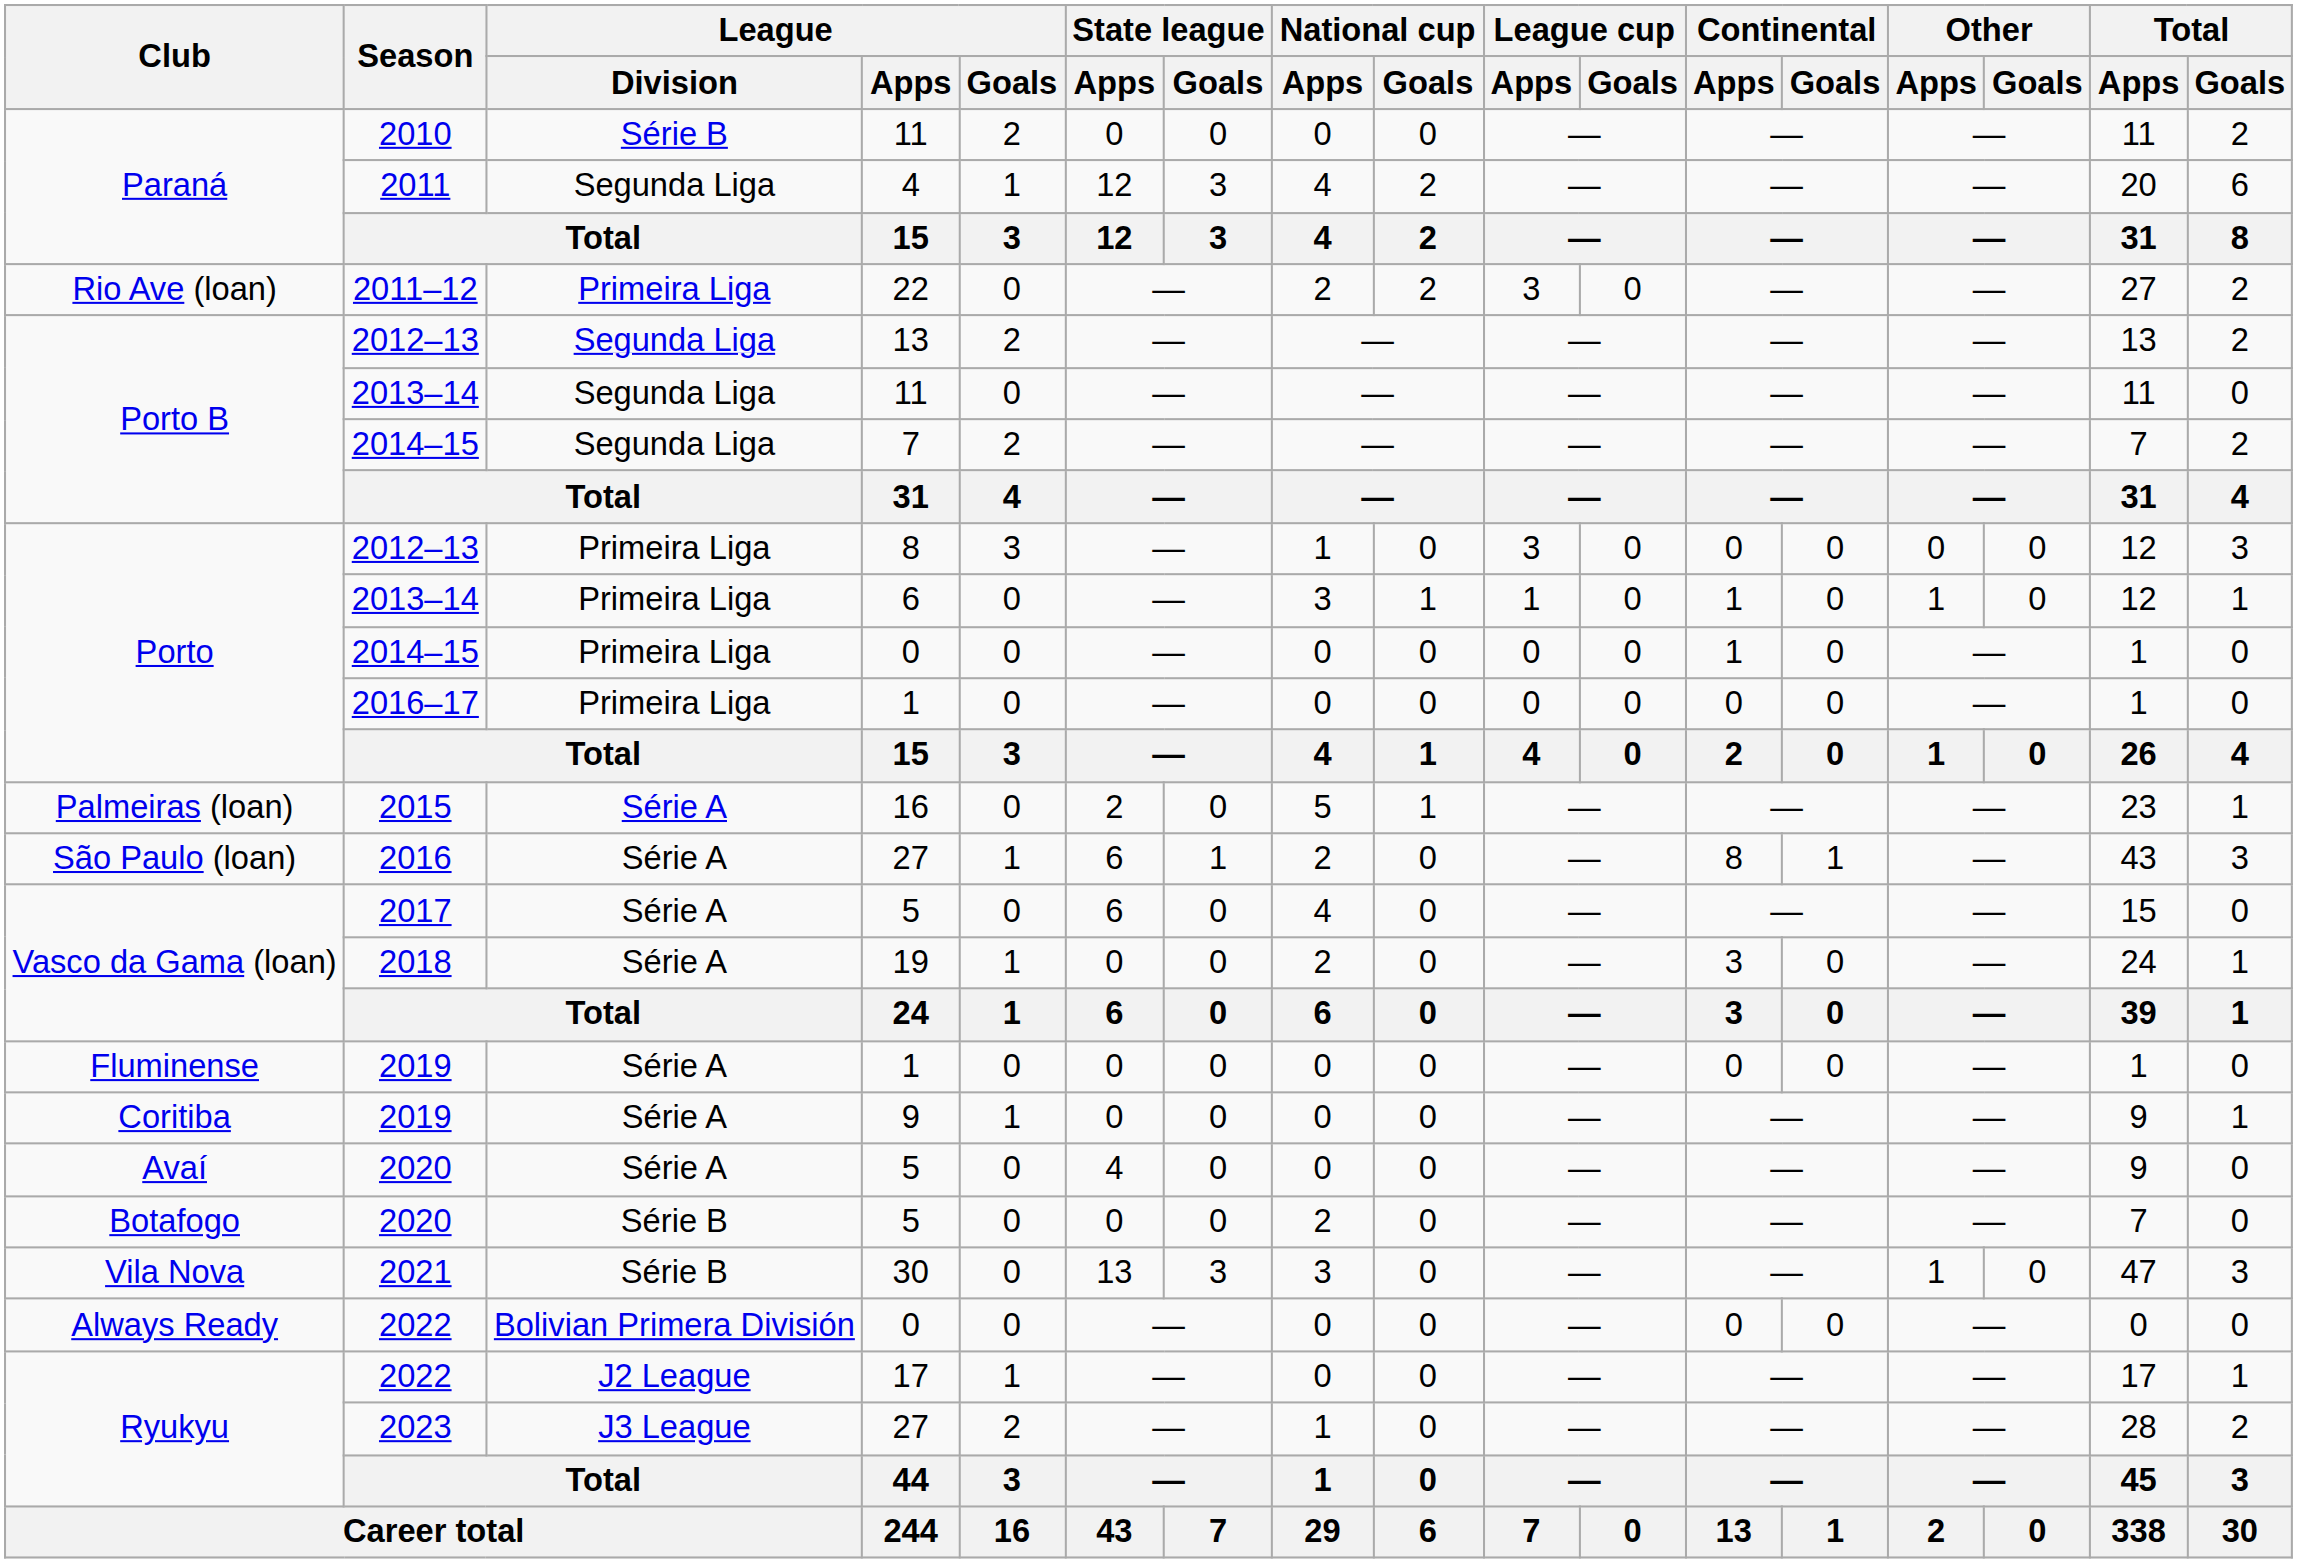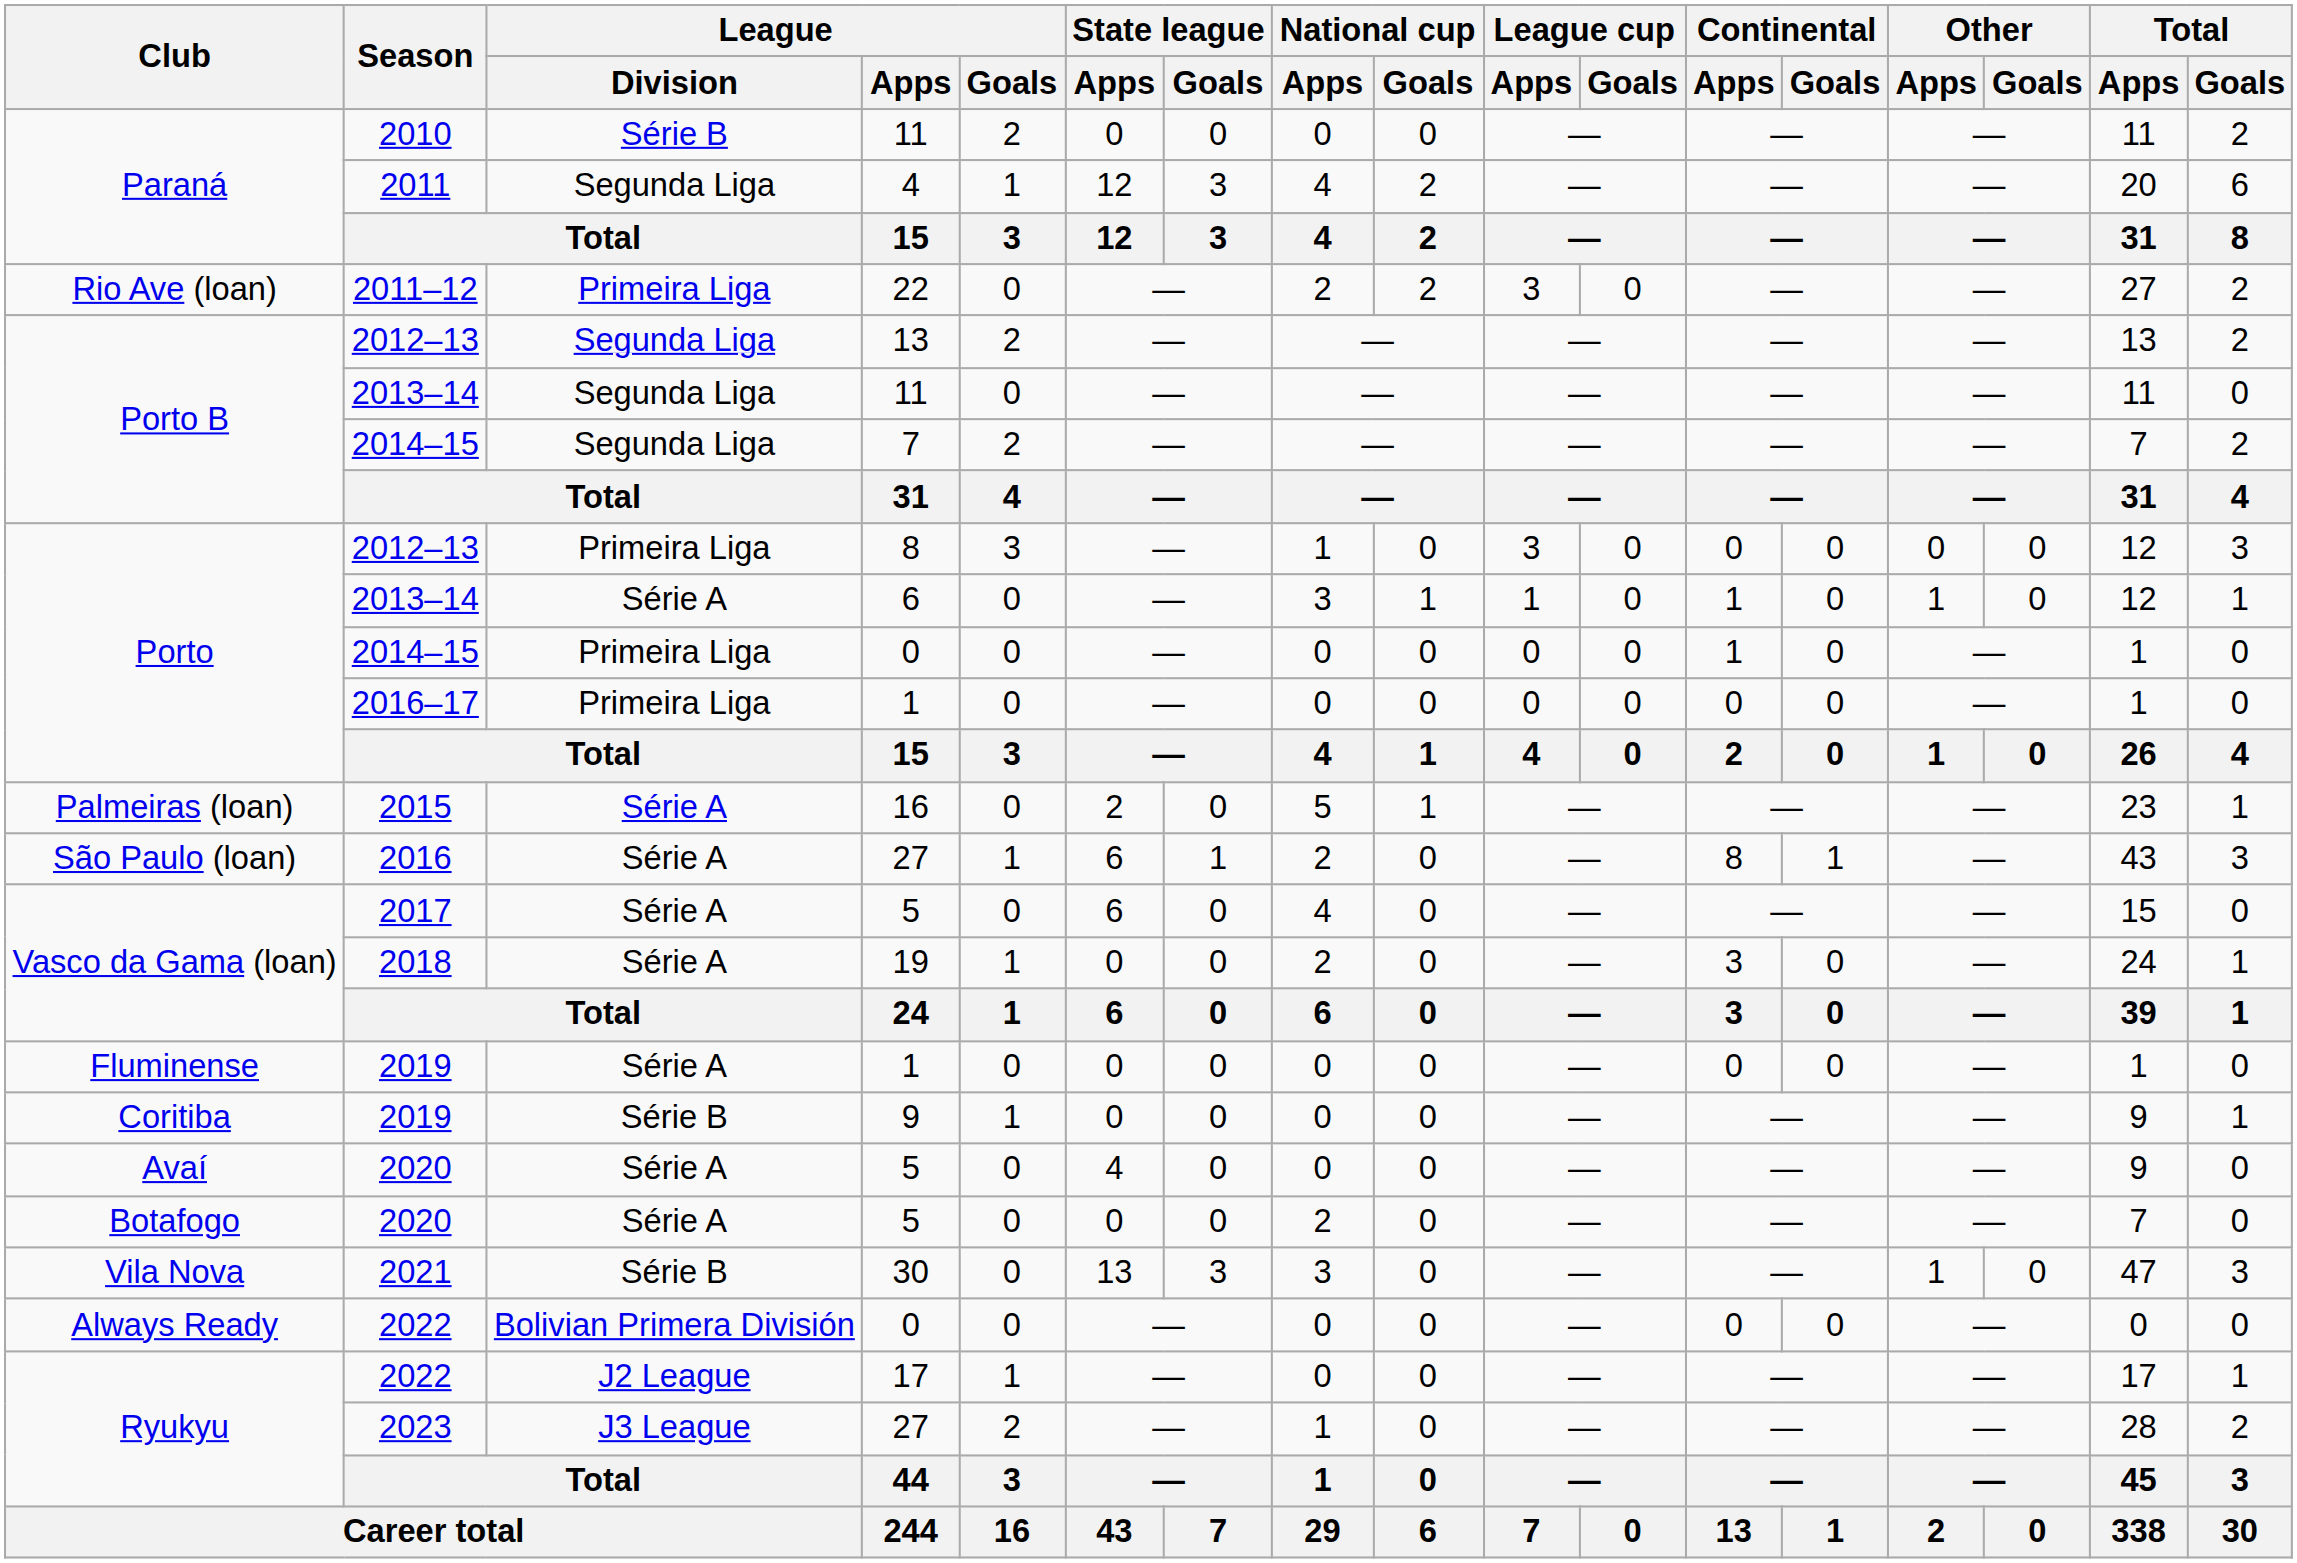(674, 599) Primeira Liga -> (674, 599) Série A
(674, 1117) Série A -> (674, 1117) Série B
(674, 1220) Série B -> (674, 1220) Série A
